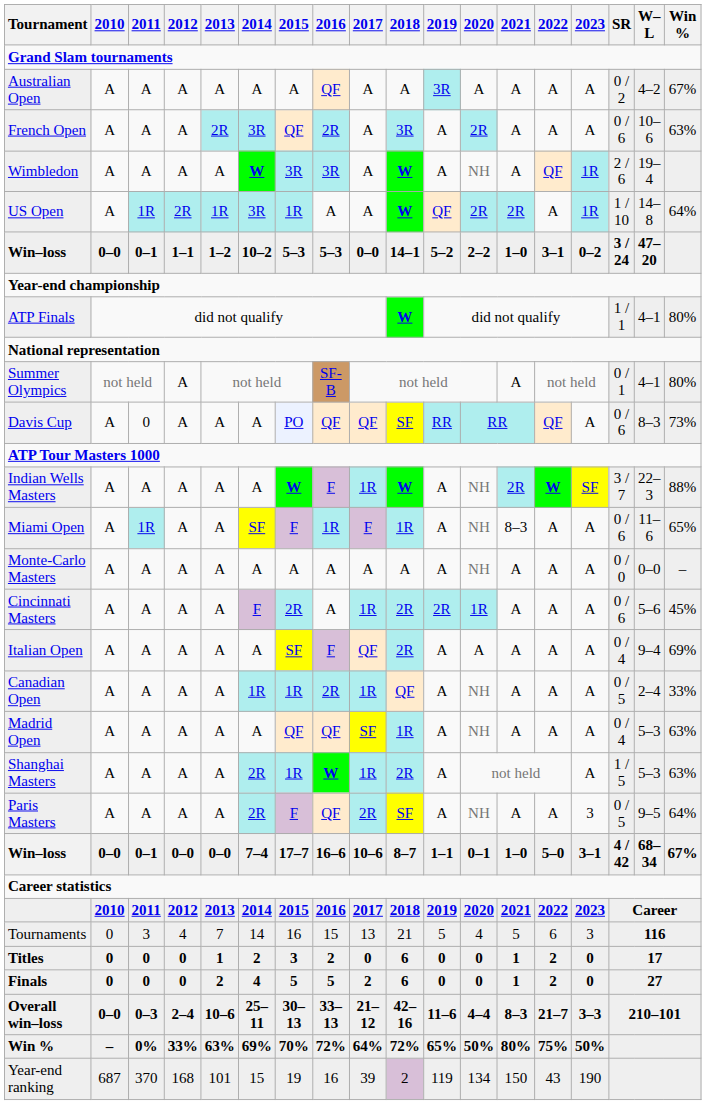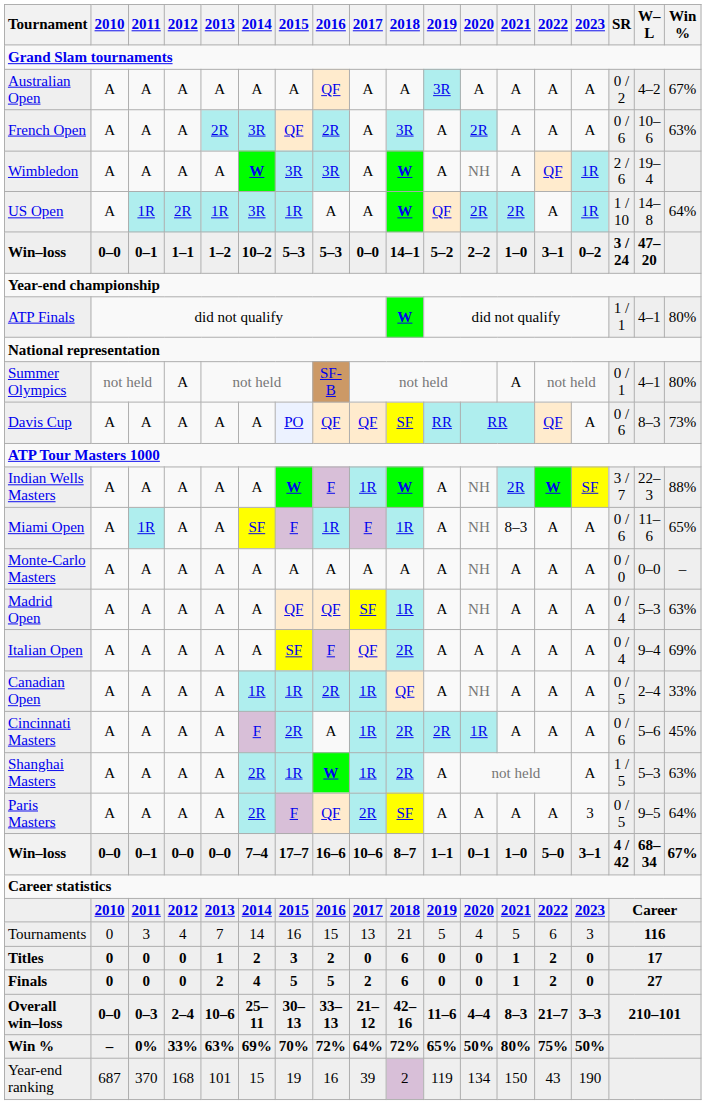(146, 422) 0 -> (146, 422) A
rows swapped: (30, 731) <-> (39, 609)
(479, 813) NH -> (479, 813) A
